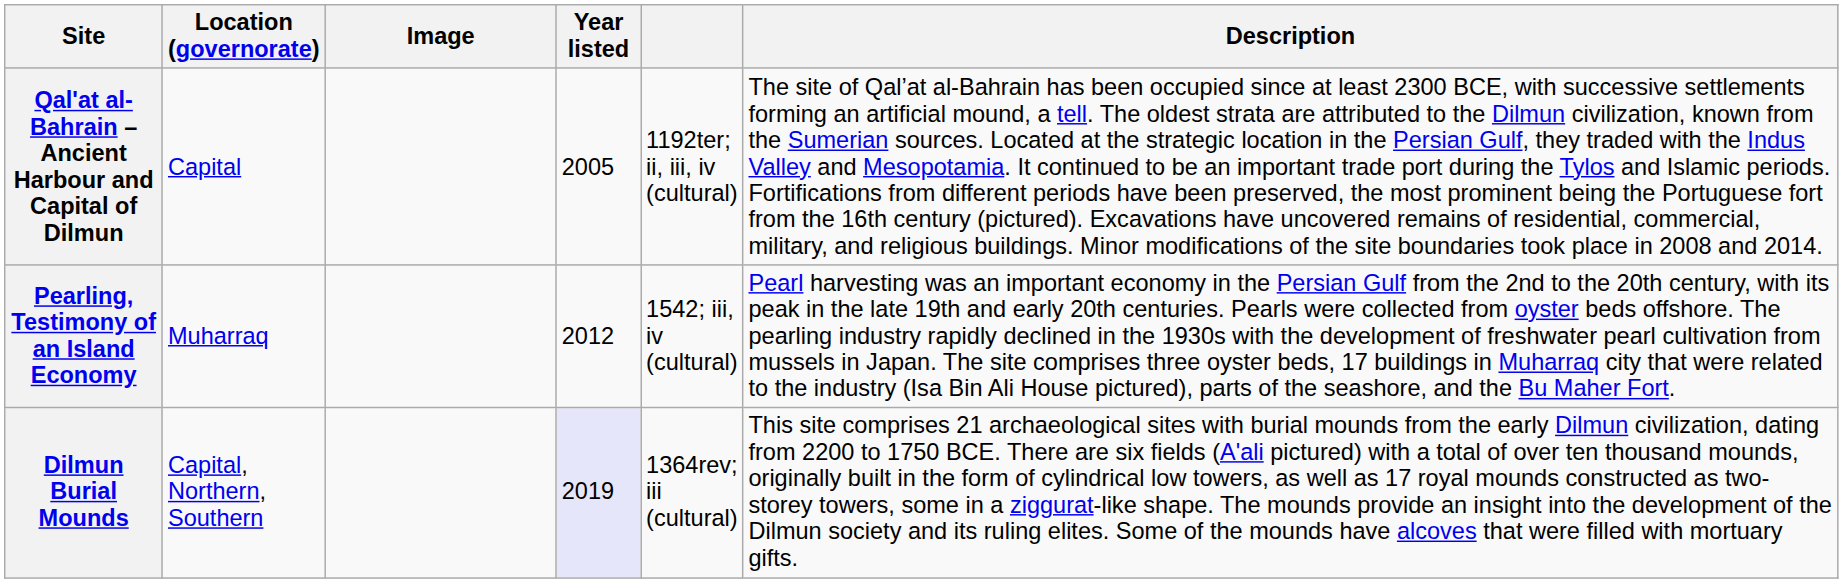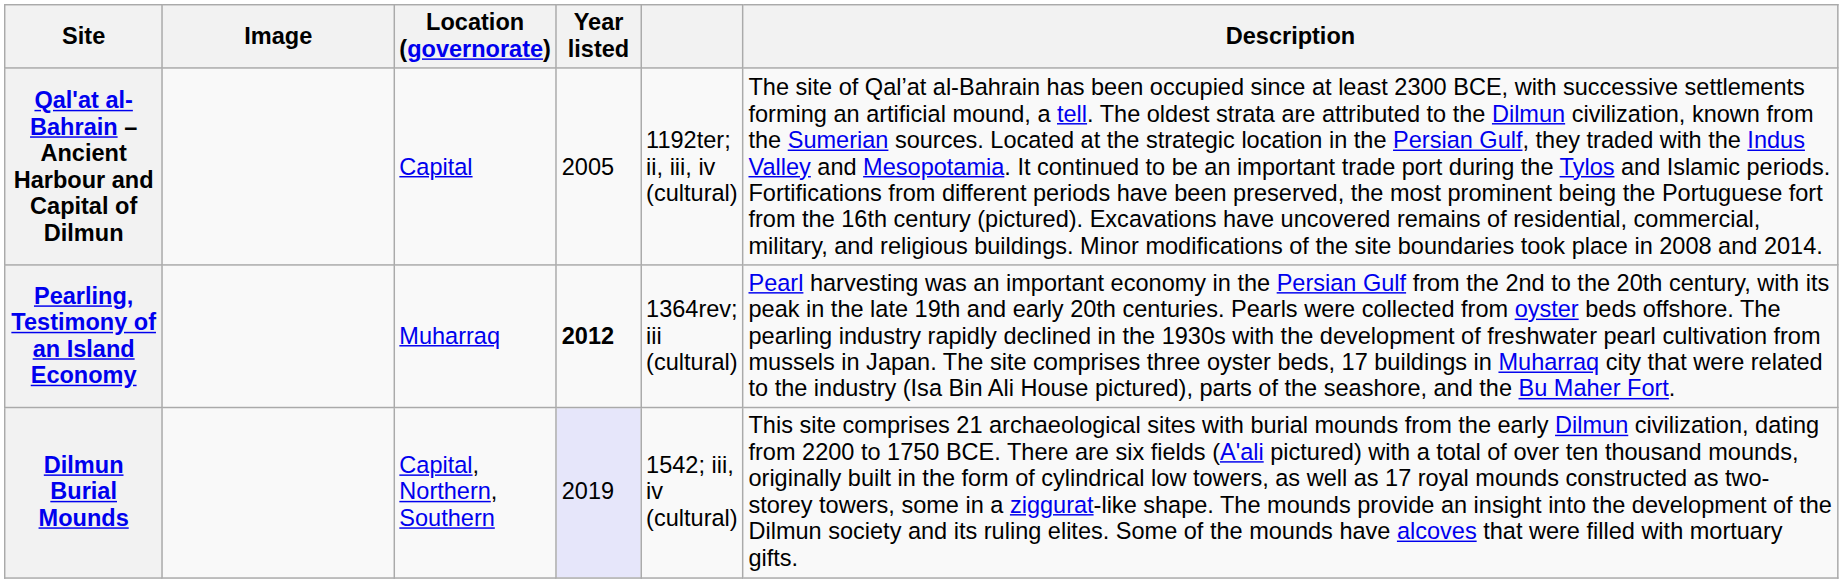columns swapped: (441, 36) <-> (244, 36)
(588, 335) normal -> (588, 335) bold
(692, 335) 1542; iii, iv (cultural) -> (692, 335) 1364rev; iii (cultural)
(692, 492) 1364rev; iii (cultural) -> (692, 492) 1542; iii, iv (cultural)
